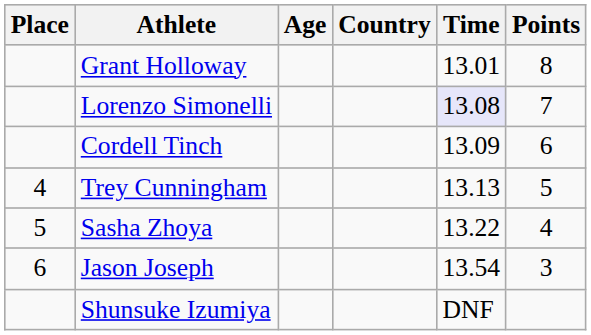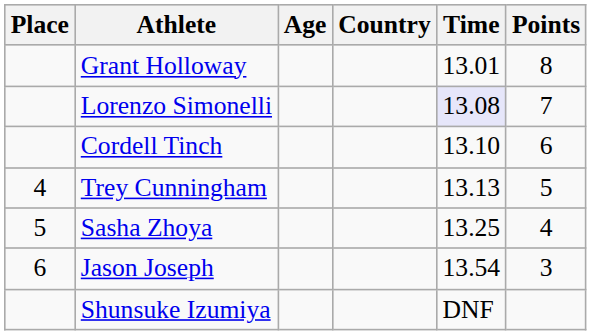(471, 146) 13.09 -> (471, 146) 13.10
(471, 227) 13.22 -> (471, 227) 13.25
